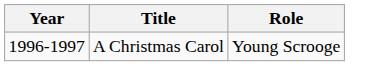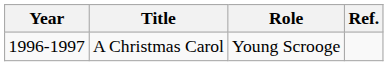+ column: (364, 18)
